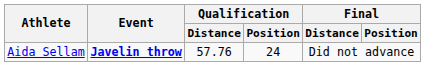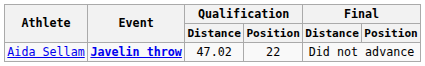(214, 52) 57.76 -> (214, 52) 47.02
(273, 52) 24 -> (273, 52) 22
